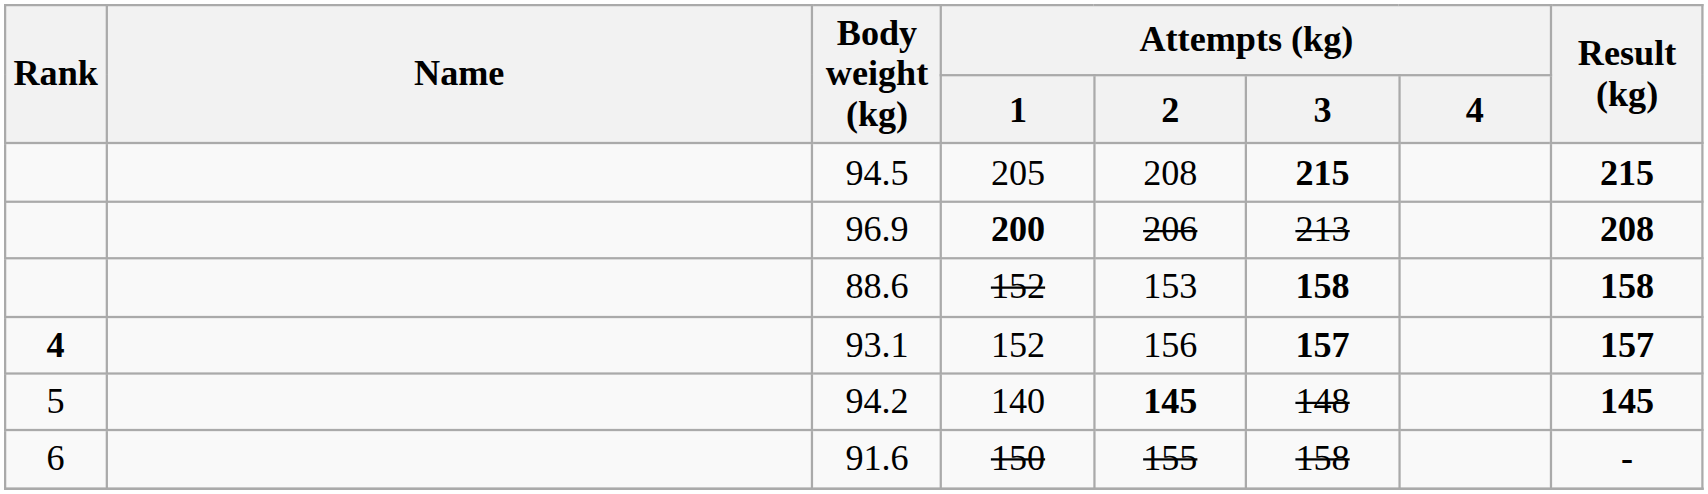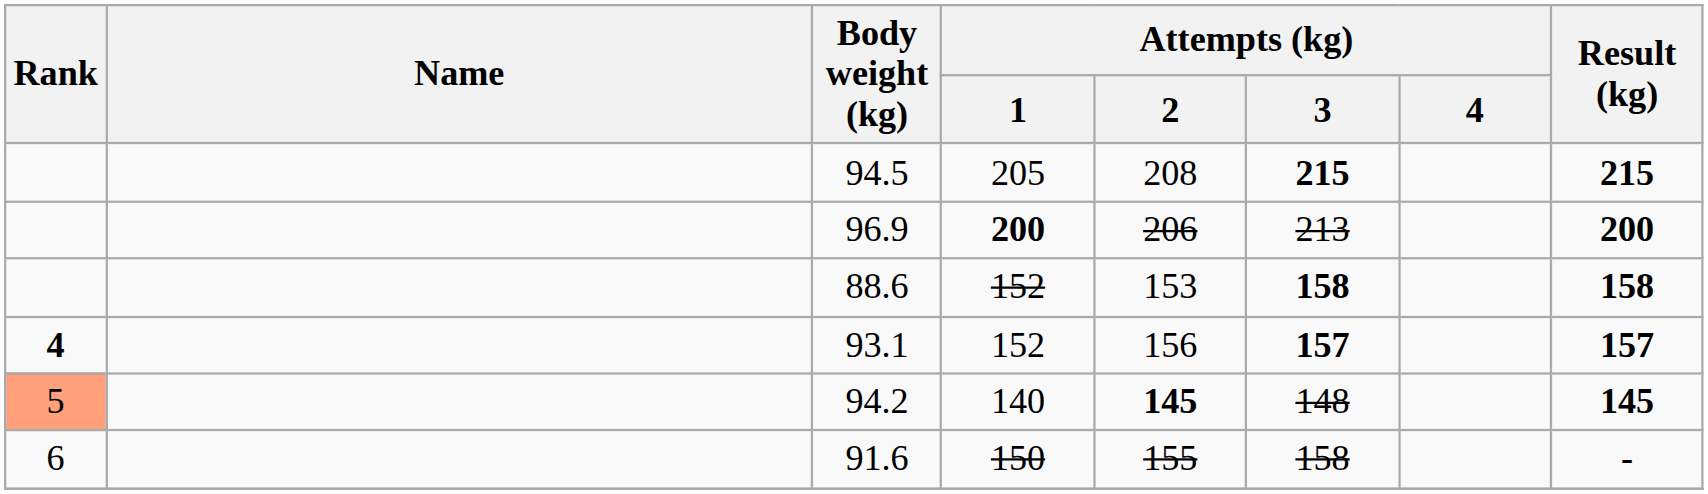(1627, 229) 208 -> (1627, 229) 200
(56, 401) no background -> (56, 401) lightsalmon background
